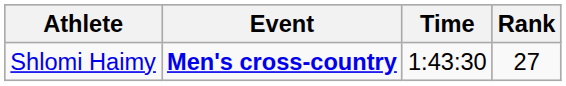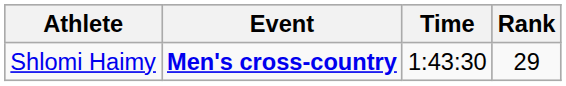(527, 61) 27 -> (527, 61) 29
